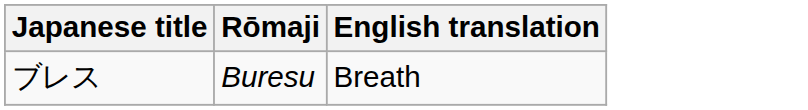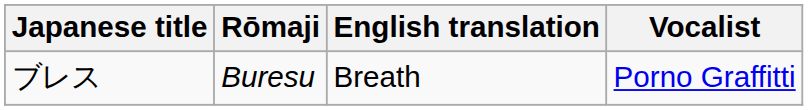+ column: (705, 27)
